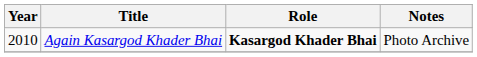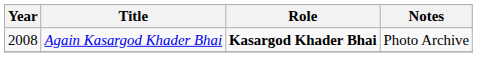(23, 39) 2010 -> (23, 39) 2008
